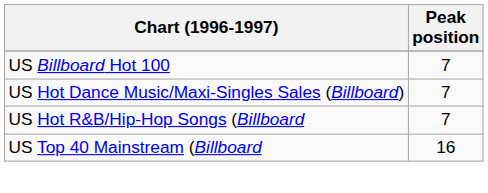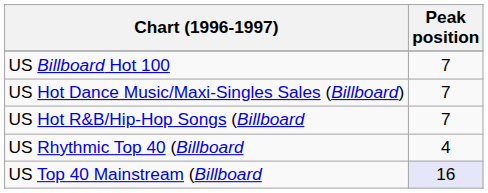+ row: (126, 147)
(446, 147) no background -> (446, 174) lavender background
